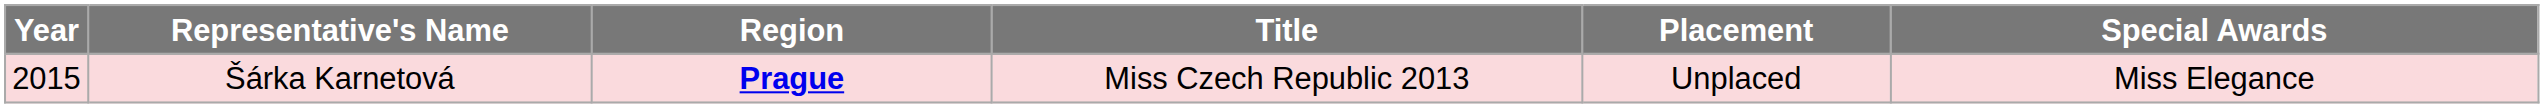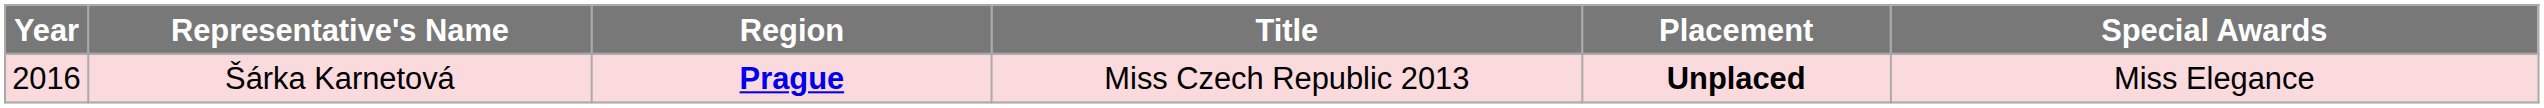(46, 78) 2015 -> (46, 78) 2016
(1736, 78) normal -> (1736, 78) bold
